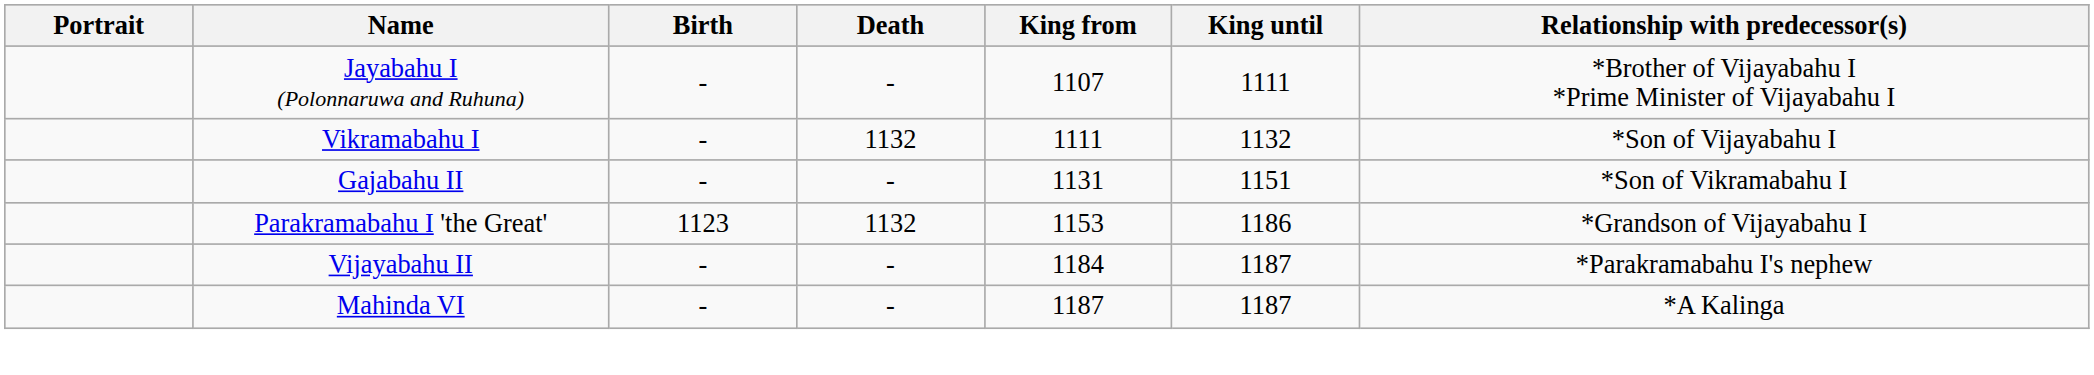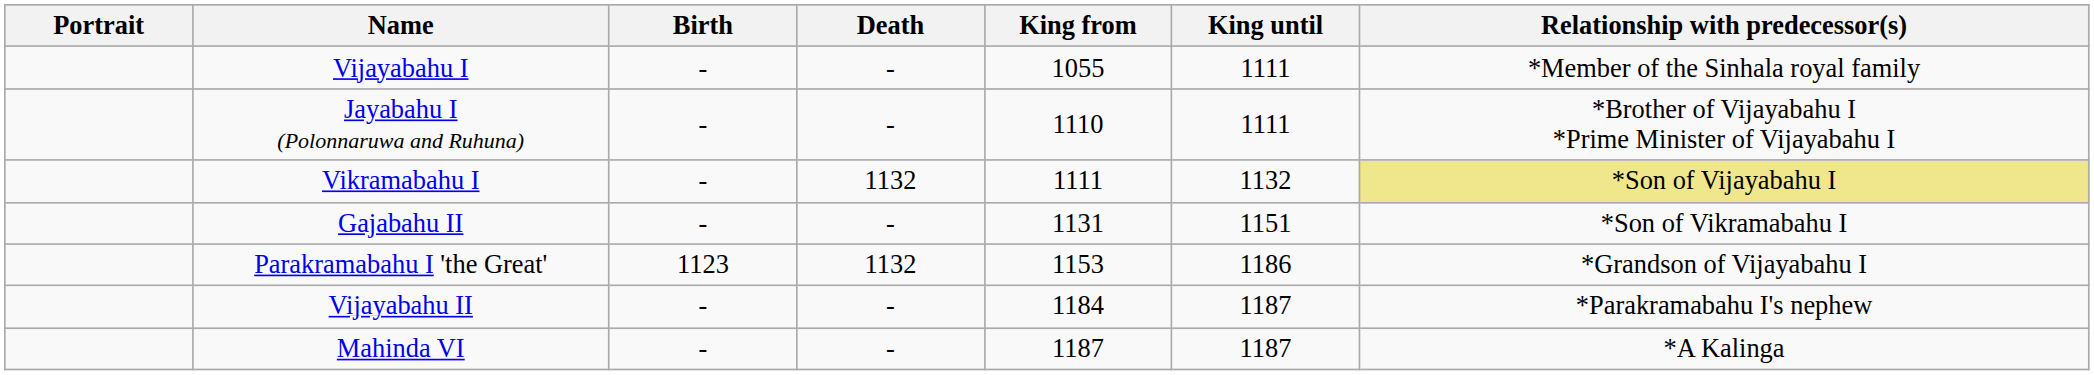+ row: (401, 67)
(1078, 82) 1107 -> (1078, 124) 1110
(1724, 138) no background -> (1724, 180) khaki background
